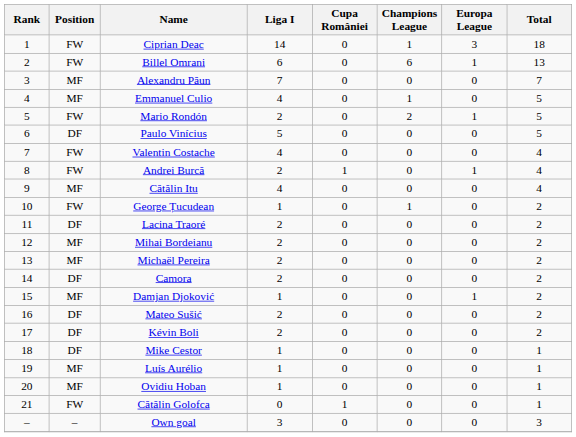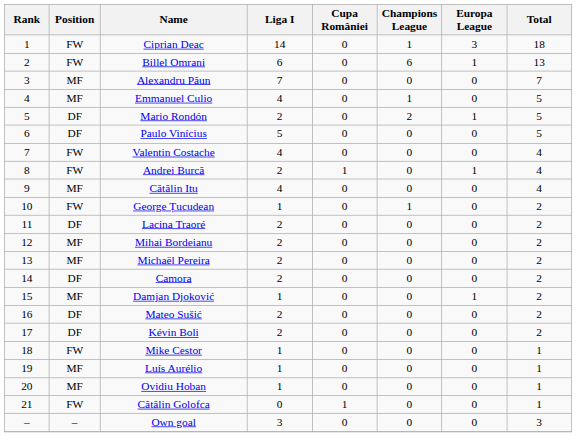(75, 116) FW -> (75, 116) DF
(75, 350) DF -> (75, 350) FW
